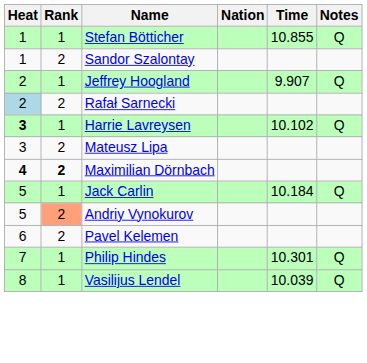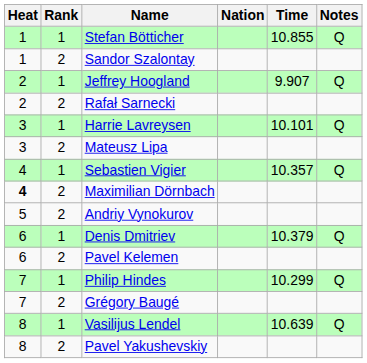(23, 103) lightblue background -> (23, 103) no background
(23, 125) bold -> (23, 125) normal
(292, 125) 10.102 -> (292, 125) 10.101
+ row: (135, 170)
(61, 170) bold -> (61, 192) normal
- row: (119, 192)
(61, 214) lightsalmon background -> (61, 214) no background
+ row: (130, 236)
(292, 258) 10.301 -> (292, 280) 10.299
+ row: (132, 302)
(292, 280) 10.039 -> (292, 324) 10.639
+ row: (146, 346)
